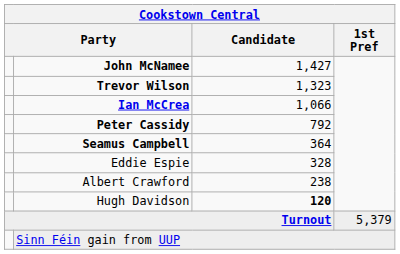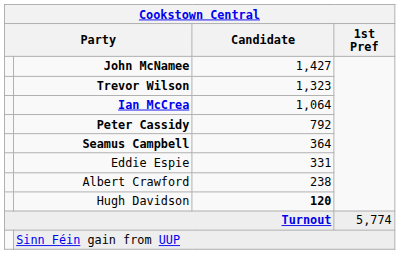(314, 105) 1,066 -> (314, 105) 1,064
(321, 163) 328 -> (321, 163) 331
(374, 221) 5,379 -> (374, 221) 5,774
